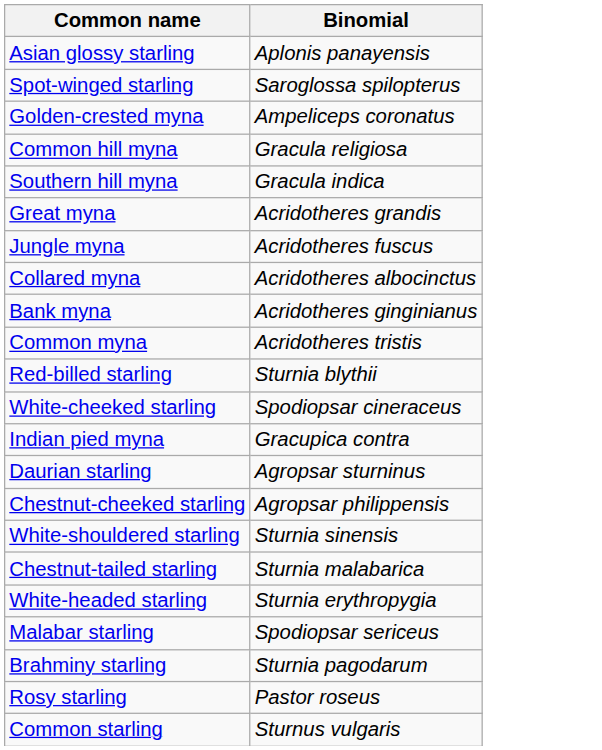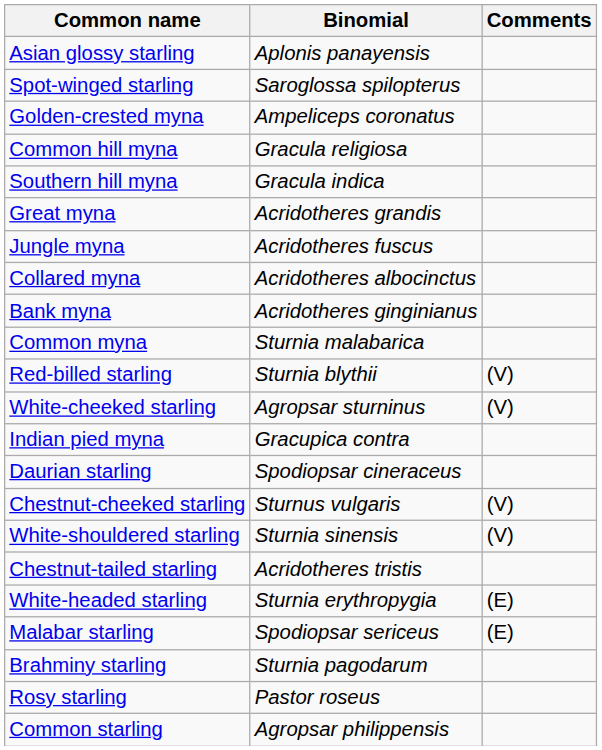+ column: (539, 20)
(338, 342) Acridotheres tristis -> (339, 342) Sturnia malabarica
(358, 407) Spodiopsar cineraceus -> (340, 407) Agropsar sturninus
(340, 471) Agropsar sturninus -> (358, 471) Spodiopsar cineraceus
(352, 504) Agropsar philippensis -> (328, 504) Sturnus vulgaris
(339, 568) Sturnia malabarica -> (338, 568) Acridotheres tristis
(328, 729) Sturnus vulgaris -> (352, 729) Agropsar philippensis
